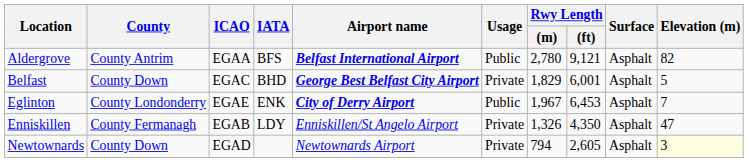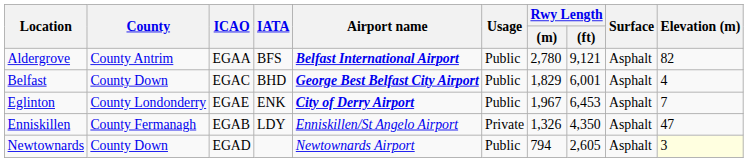(505, 80) Private -> (503, 80) Public
(664, 80) 5 -> (664, 80) 4
(505, 146) Private -> (503, 146) Public
